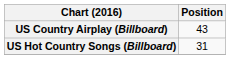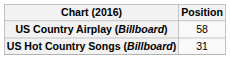(202, 29) 43 -> (202, 29) 58
